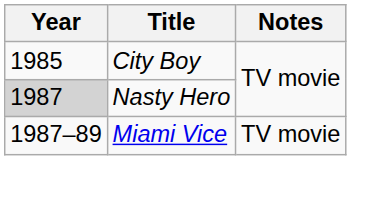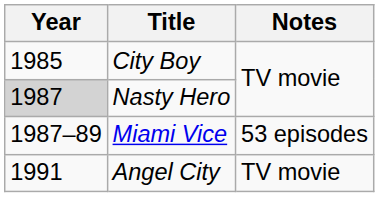(291, 135) TV movie -> (304, 135) 53 episodes
+ row: (166, 172)
